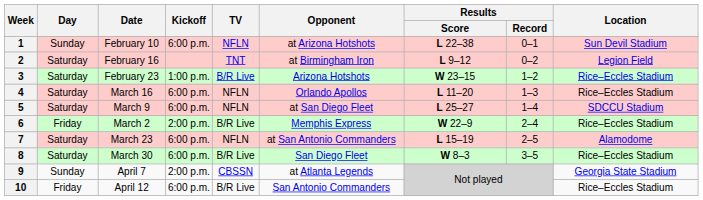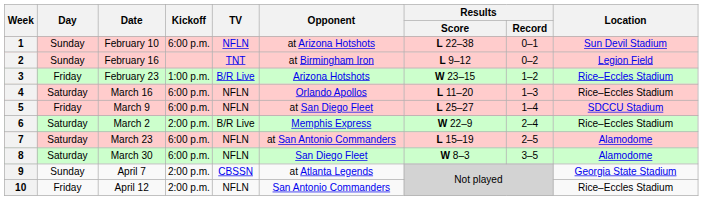(67, 60) Saturday -> (67, 60) Sunday
(67, 76) Saturday -> (67, 76) Friday
(67, 108) Saturday -> (67, 108) Friday
(67, 124) Friday -> (67, 124) Saturday
(236, 156) B/R Live -> (236, 156) NFLN
(626, 156) Rice–Eccles Stadium -> (626, 156) Alamodome
(189, 188) 6:00 p.m. -> (189, 188) 2:00 p.m.
(236, 188) B/R Live -> (236, 188) NFLN
